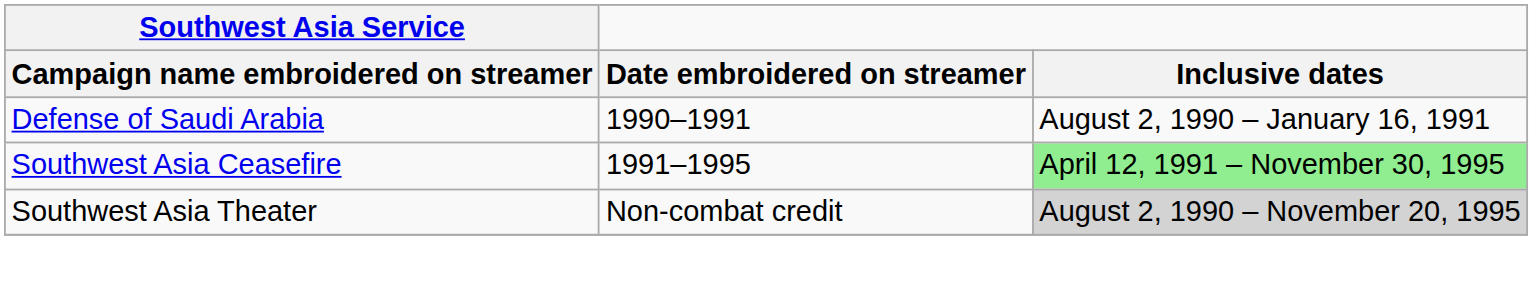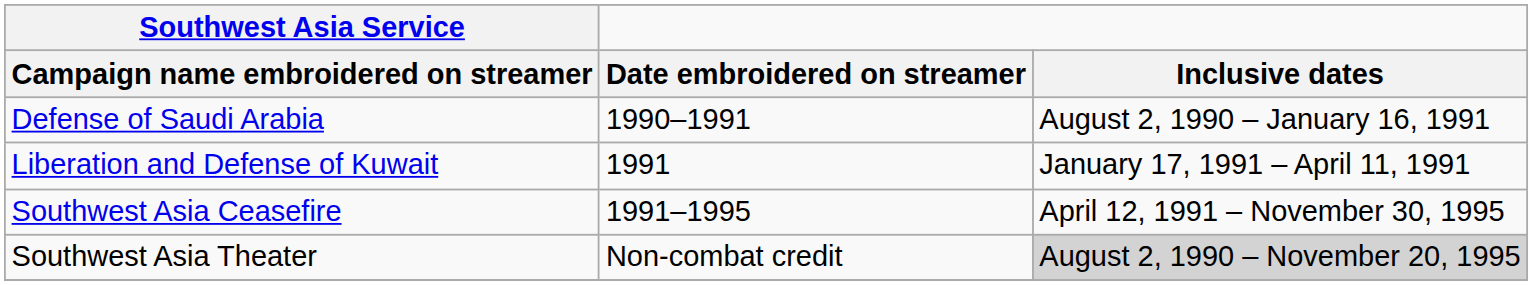+ row: (225, 165)
(1272, 165) lightgreen background -> (1272, 211) no background
